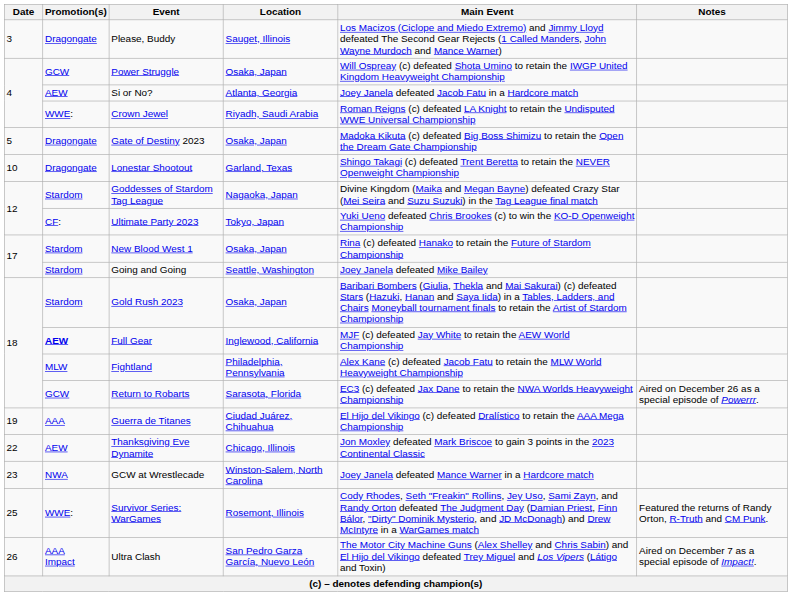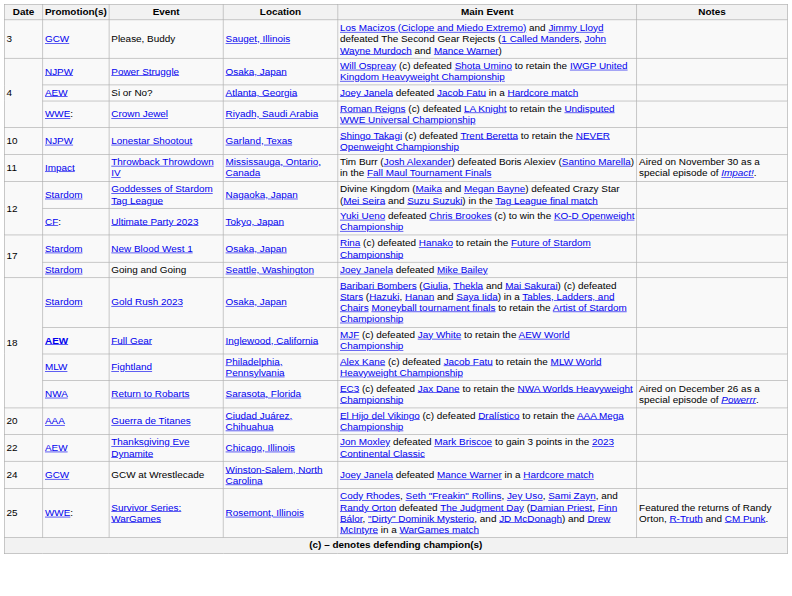(71, 39) Dragongate -> (57, 39) GCW
(57, 71) GCW -> (59, 71) NJPW
- row: (158, 141)
(71, 168) Dragongate -> (59, 141) NJPW
+ row: (162, 168)
(57, 394) GCW -> (56, 394) NWA
(12, 421) 19 -> (12, 421) 20
(12, 475) 23 -> (12, 475) 24
(56, 475) NWA -> (57, 475) GCW
- row: (136, 556)
